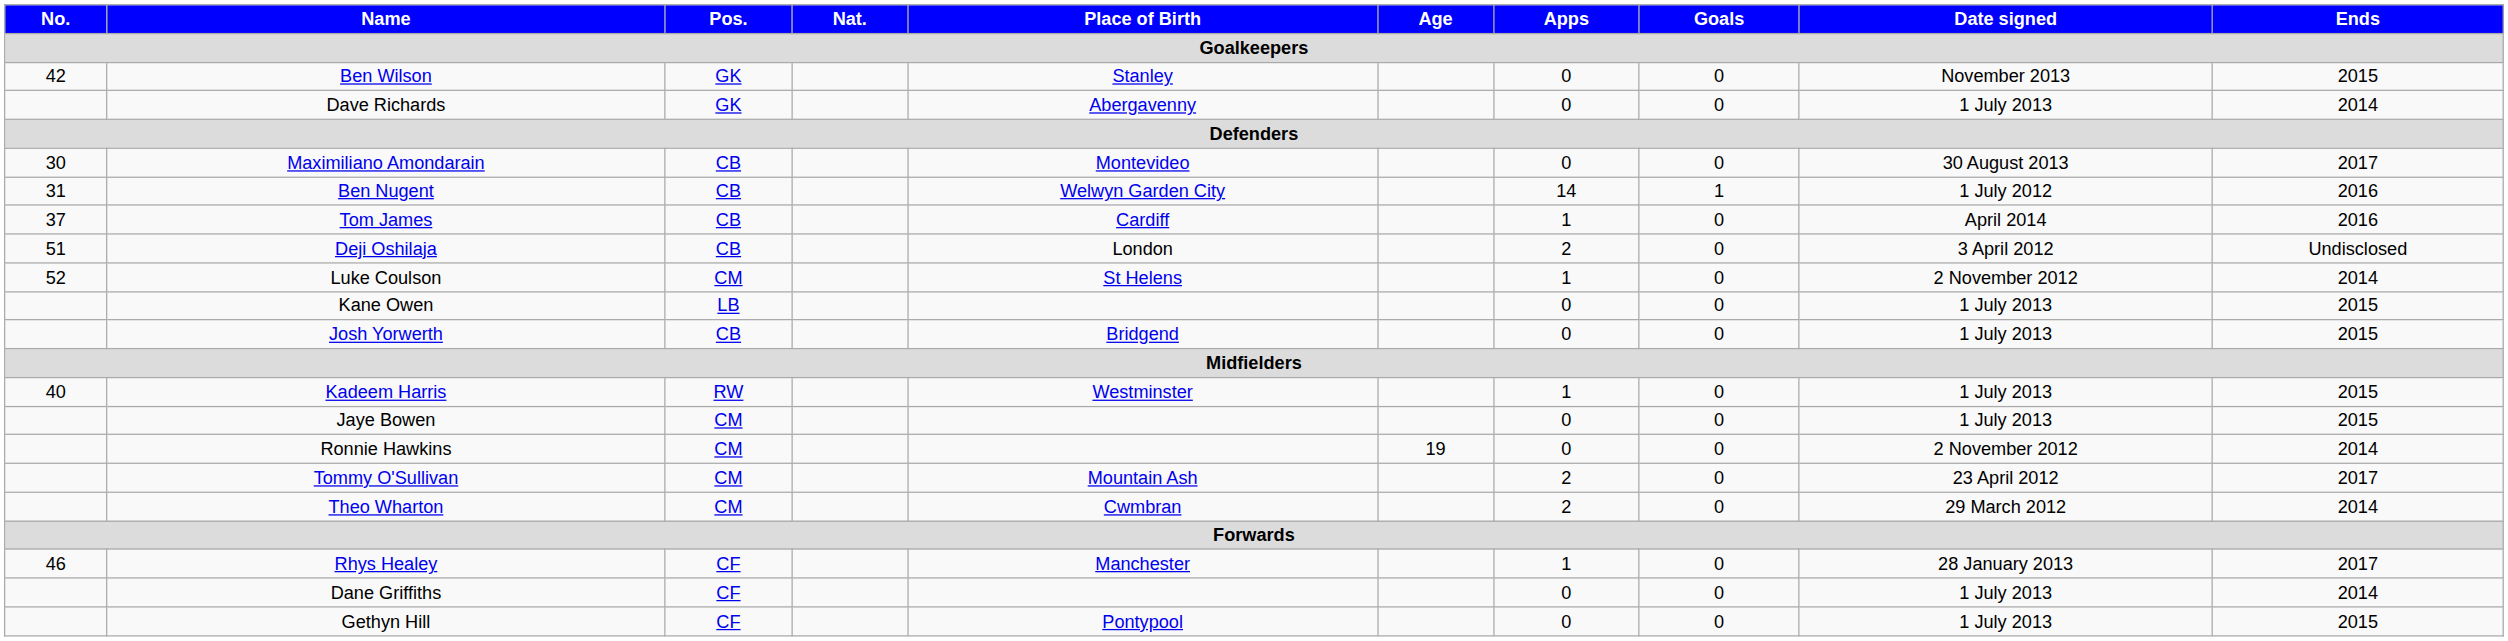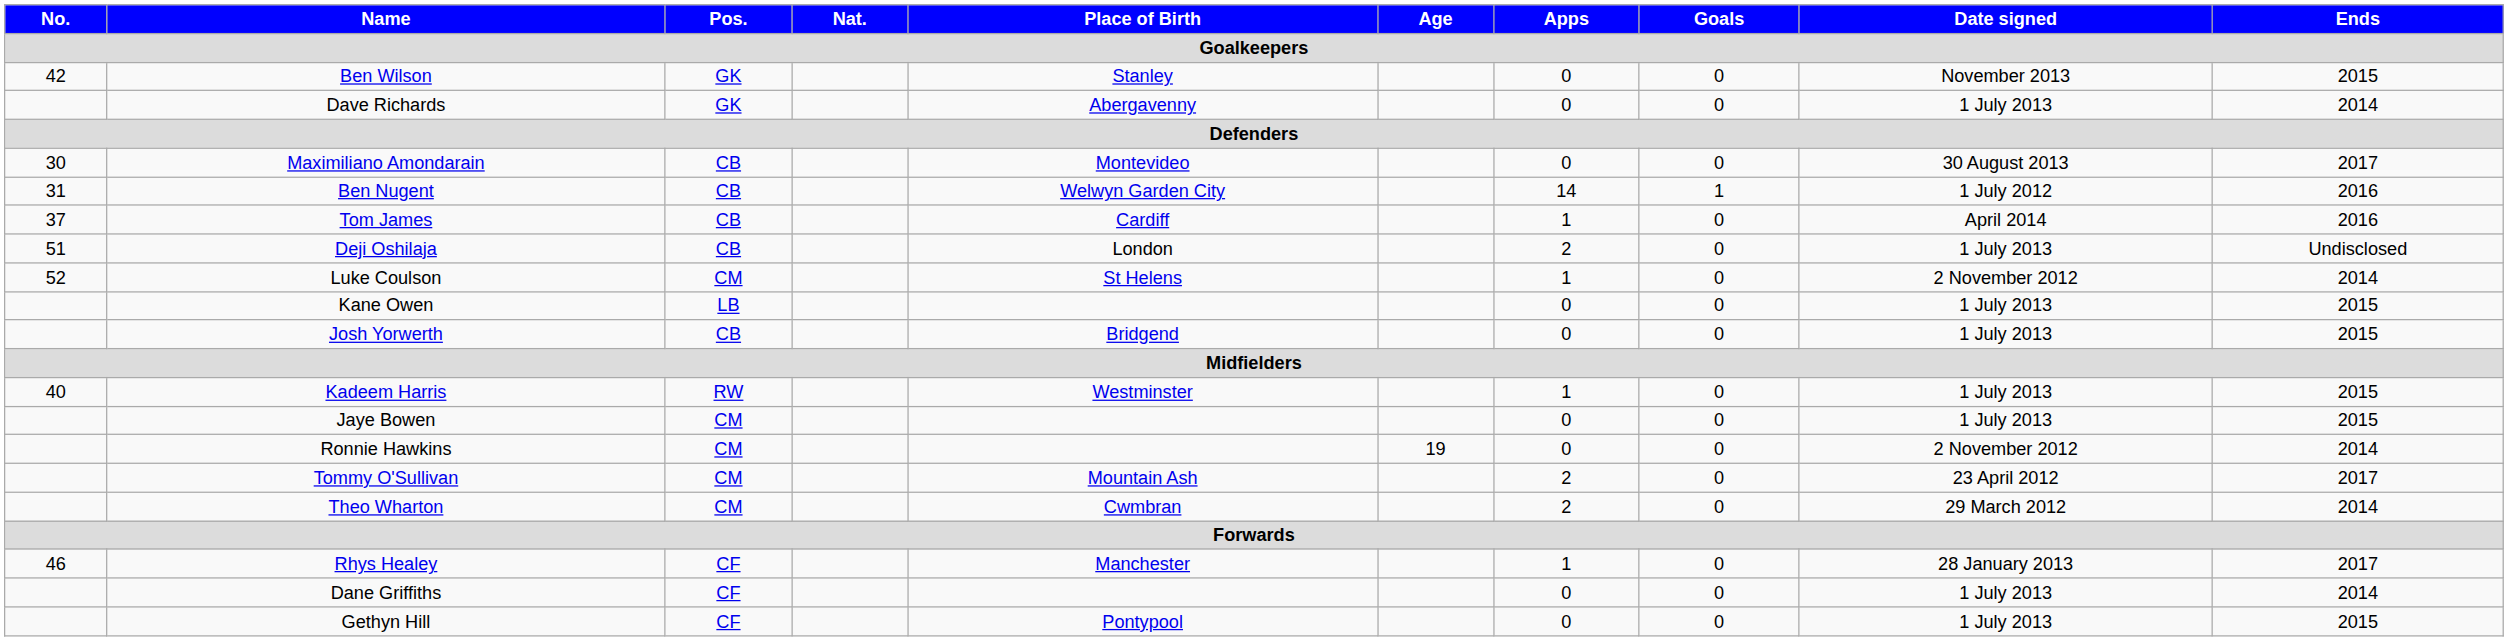(2006, 249) 3 April 2012 -> (2006, 249) 1 July 2013
